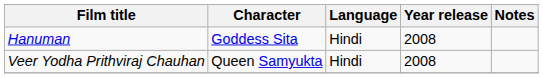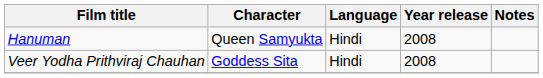(255, 38) Goddess Sita -> (267, 38) Queen Samyukta
(267, 61) Queen Samyukta -> (255, 61) Goddess Sita
